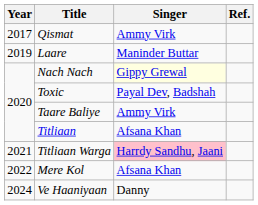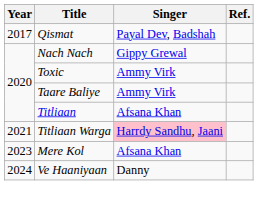(146, 33) Ammy Virk -> (166, 33) Payal Dev, Badshah
- row: (52, 53)
(152, 72) lightyellow background -> (152, 53) no background
(166, 92) Payal Dev, Badshah -> (146, 72) Ammy Virk
(20, 170) 2022 -> (20, 151) 2023
